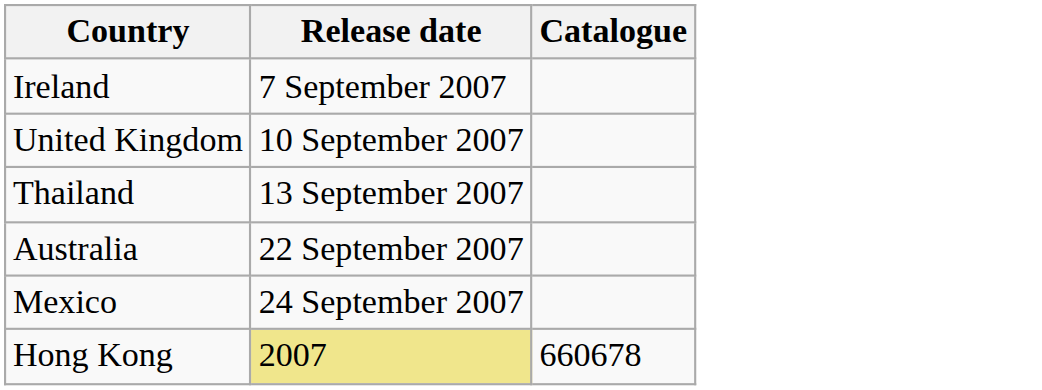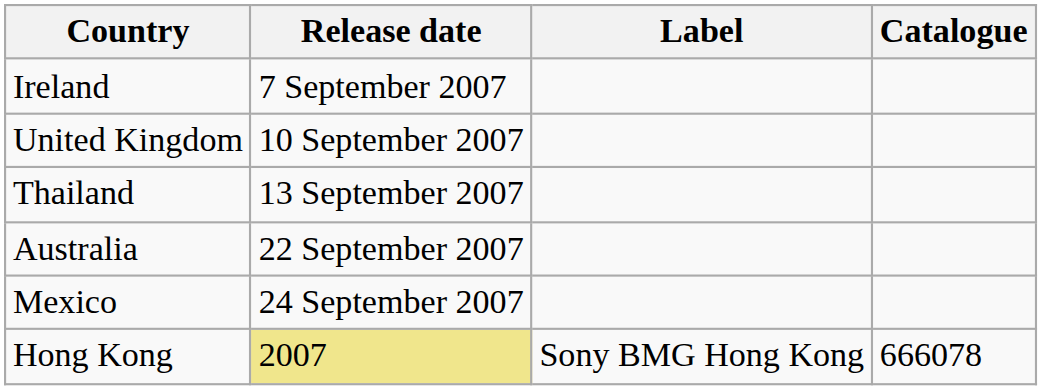+ column: (702, 31)
(591, 355) 660678 -> (931, 355) 666078
